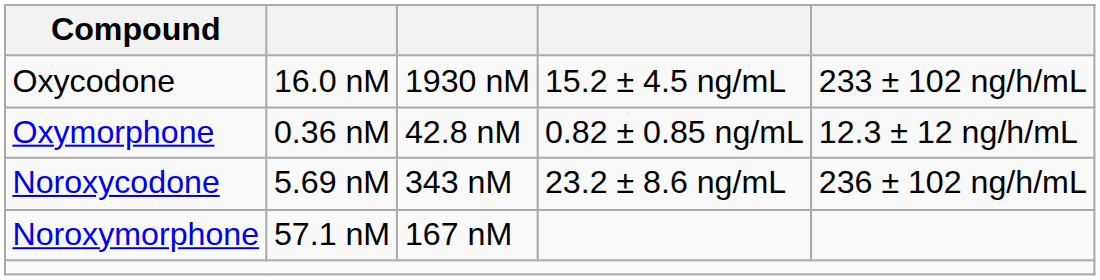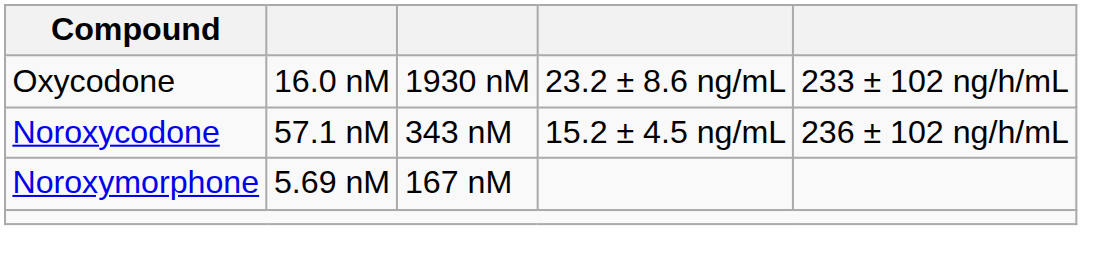(666, 81) 15.2 ± 4.5 ng/mL -> (666, 81) 23.2 ± 8.6 ng/mL
- row: (113, 132)
(332, 183) 5.69 nM -> (332, 132) 57.1 nM
(666, 183) 23.2 ± 8.6 ng/mL -> (666, 132) 15.2 ± 4.5 ng/mL
(332, 234) 57.1 nM -> (332, 183) 5.69 nM
